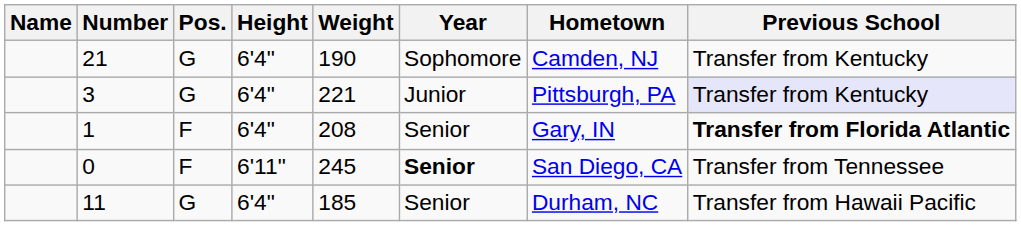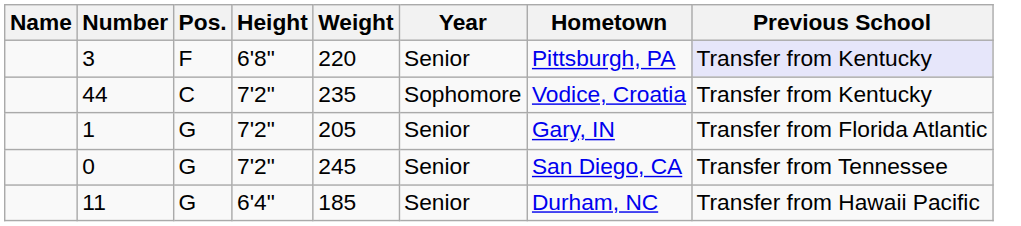- row: (95, 58)
(187, 94) G -> (186, 58) F
(256, 94) 6'4" -> (256, 58) 6'8"
(337, 94) 221 -> (337, 58) 220
(435, 94) Junior -> (437, 58) Senior
+ row: (95, 94)
(186, 130) F -> (187, 130) G
(256, 130) 6'4" -> (256, 130) 7'2"
(337, 130) 208 -> (337, 130) 205
(851, 130) bold -> (842, 130) normal
(186, 166) F -> (187, 166) G
(261, 166) 6'11" -> (256, 166) 7'2"
(439, 166) bold -> (437, 166) normal
